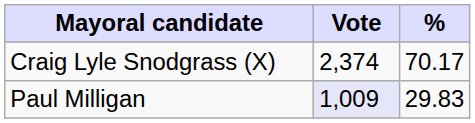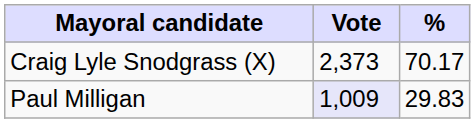(349, 61) 2,374 -> (349, 61) 2,373
